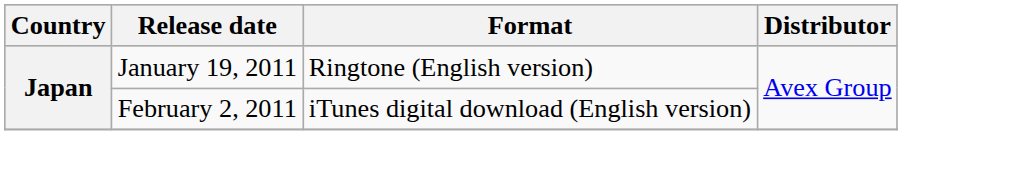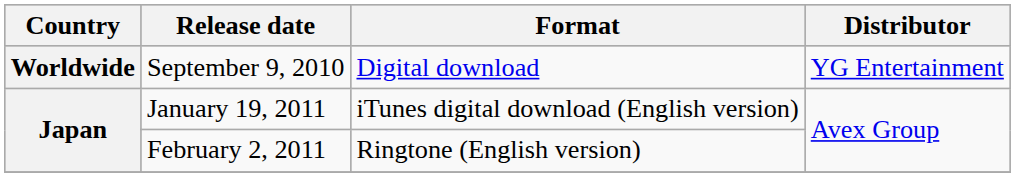+ row: (246, 66)
(451, 66) Ringtone (English version) -> (578, 108) iTunes digital download (English version)
(530, 108) iTunes digital download (English version) -> (499, 150) Ringtone (English version)
